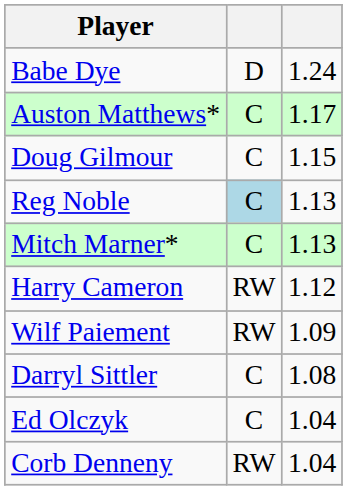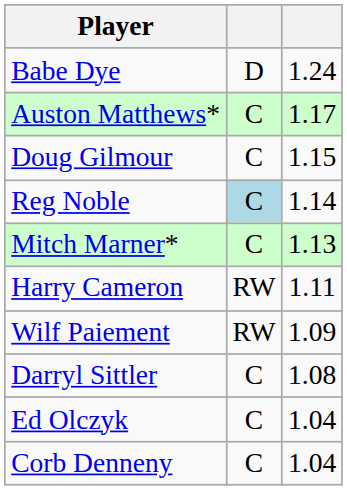(312, 200) 1.13 -> (312, 200) 1.14
(312, 288) 1.12 -> (312, 288) 1.11
(254, 462) RW -> (254, 462) C
